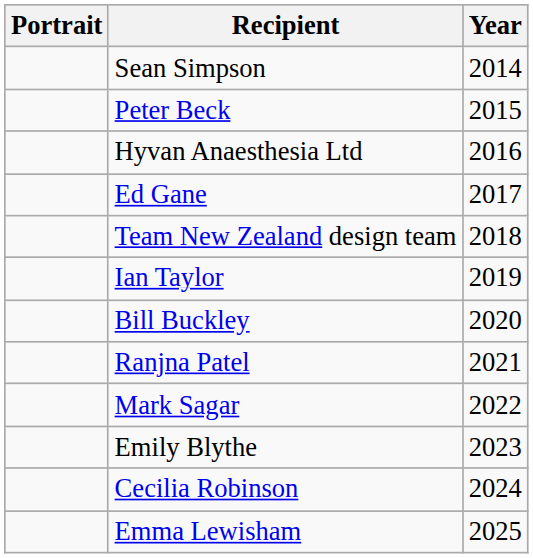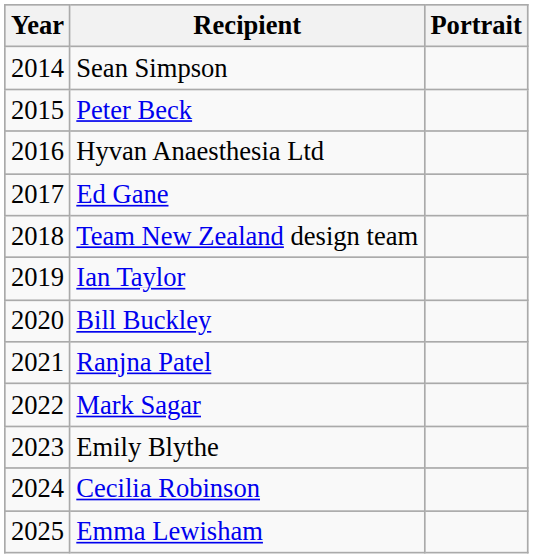columns swapped: (495, 25) <-> (57, 25)
